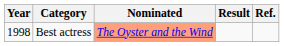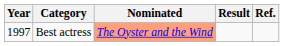(19, 32) 1998 -> (19, 32) 1997
